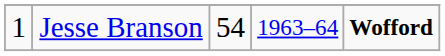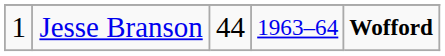(231, 27) 54 -> (231, 27) 44
